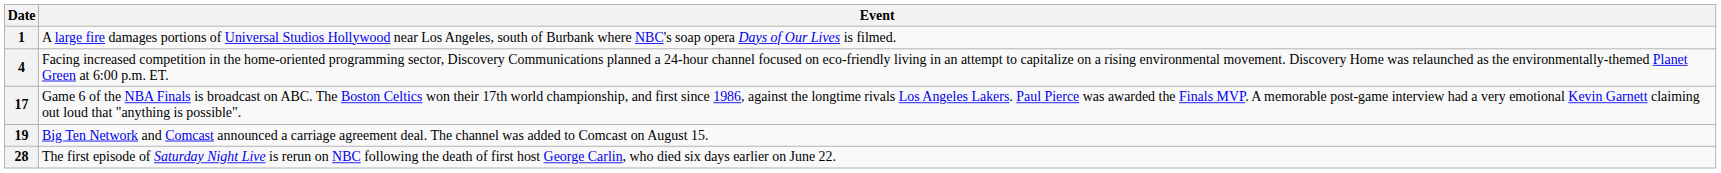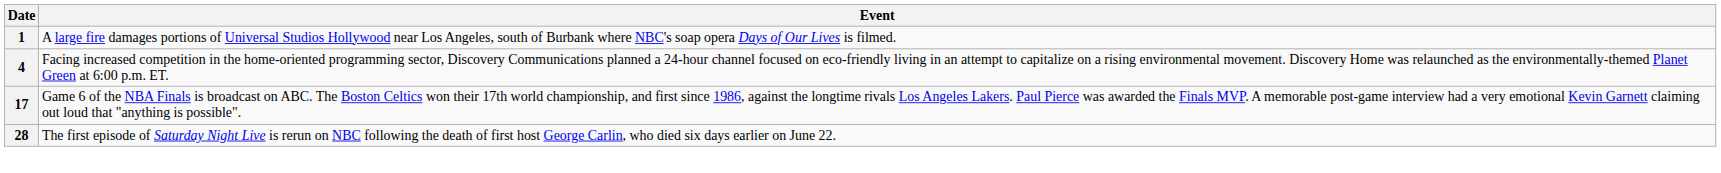- row: (22, 135)
